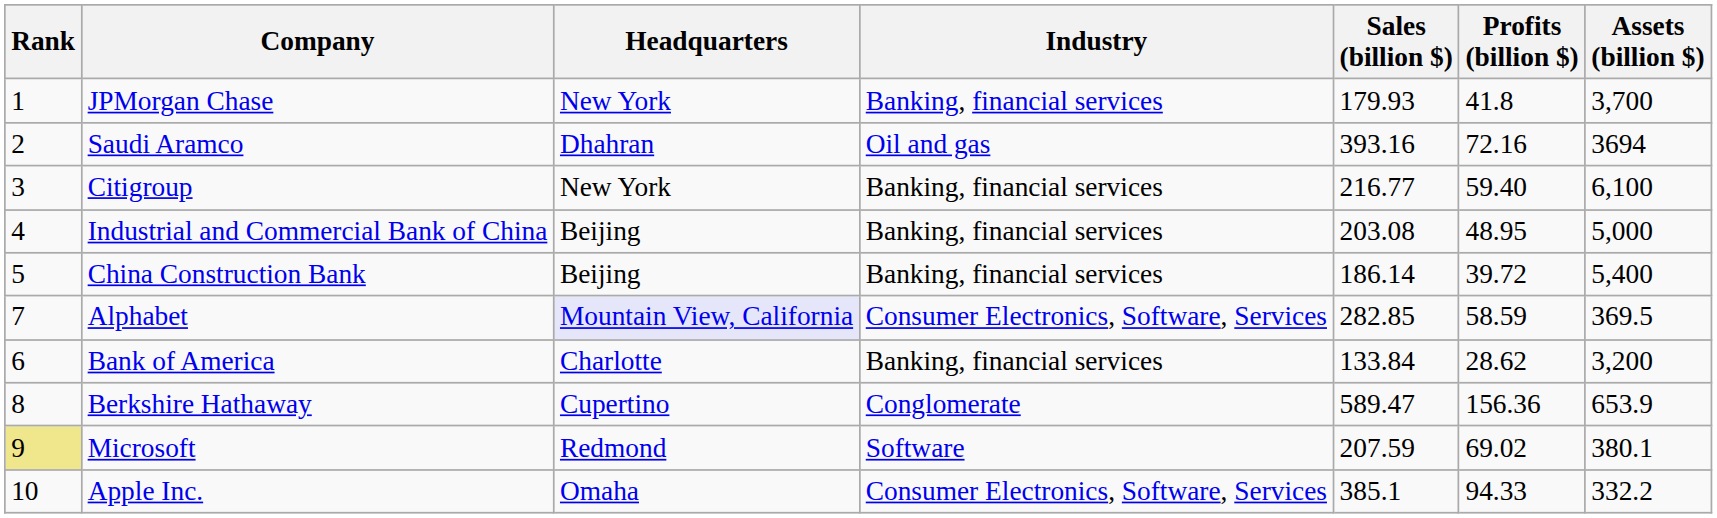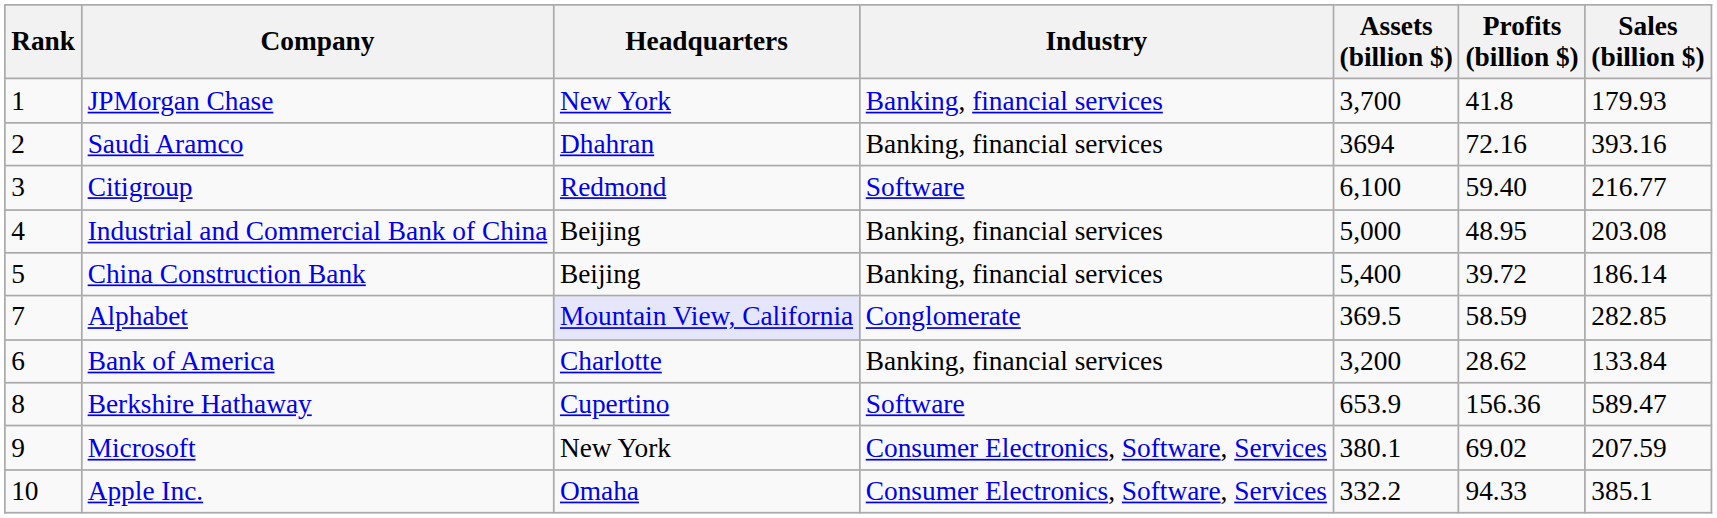columns swapped: (1396, 41) <-> (1648, 41)
(928, 143) Oil and gas -> (1014, 143) Banking, financial services
(615, 187) New York -> (613, 187) Redmond
(1014, 187) Banking, financial services -> (915, 187) Software
(1096, 317) Consumer Electronics, Software, Services -> (943, 317) Conglomerate
(943, 404) Conglomerate -> (915, 404) Software
(18, 447) khaki background -> (18, 447) no background
(613, 447) Redmond -> (615, 447) New York
(915, 447) Software -> (1096, 447) Consumer Electronics, Software, Services
